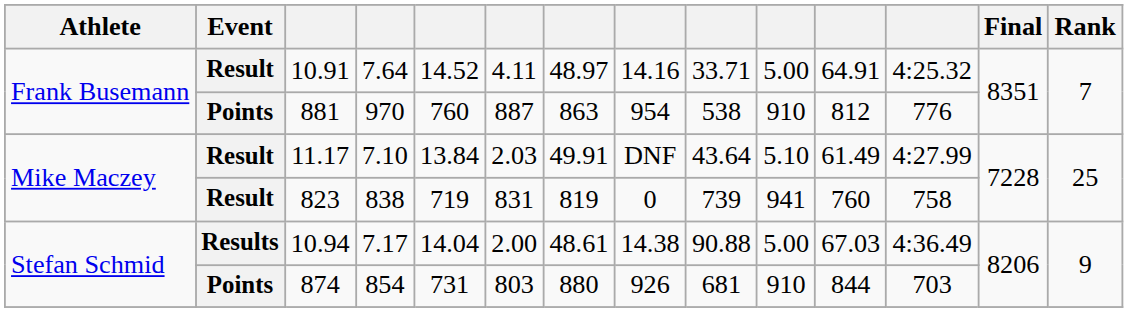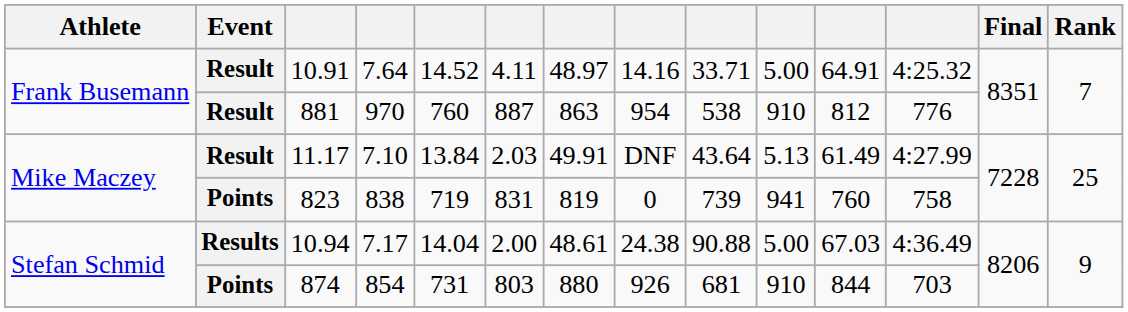(240, 112) Points -> (240, 112) Result
(786, 156) 5.10 -> (786, 156) 5.13
(240, 199) Result -> (240, 199) Points
(650, 242) 14.38 -> (650, 242) 24.38
